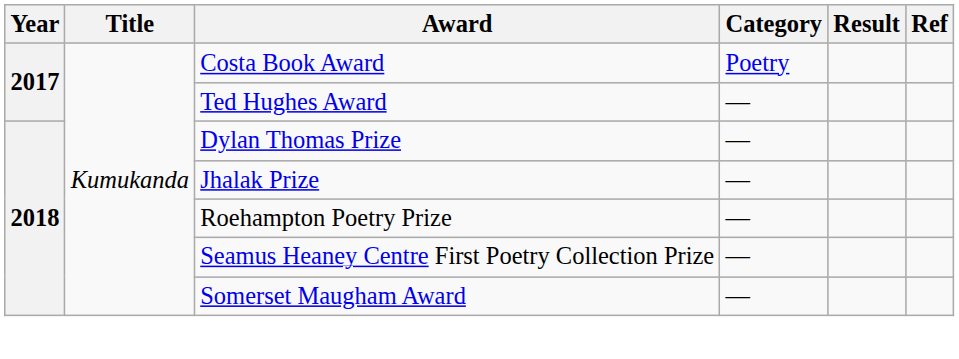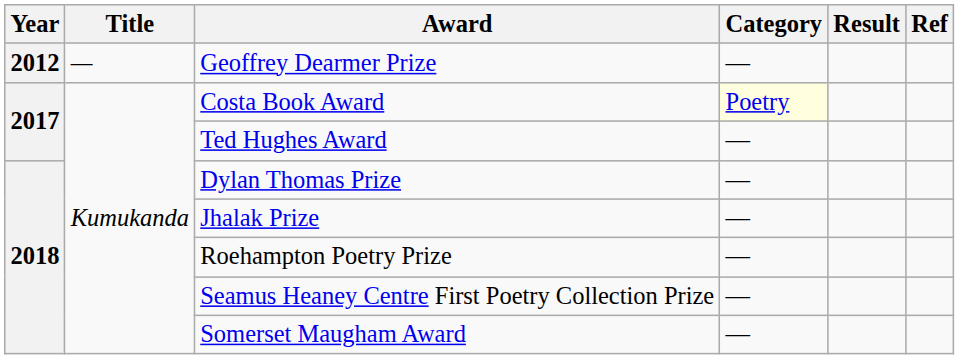+ row: (318, 62)
(757, 62) no background -> (757, 101) lightyellow background
